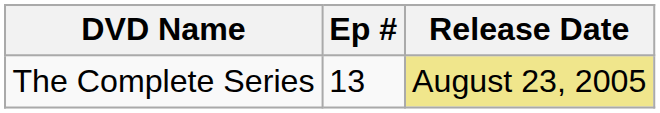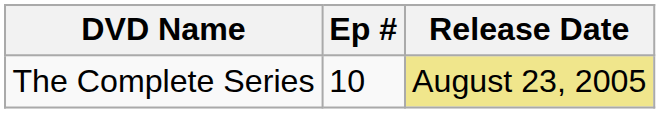(347, 81) 13 -> (347, 81) 10
